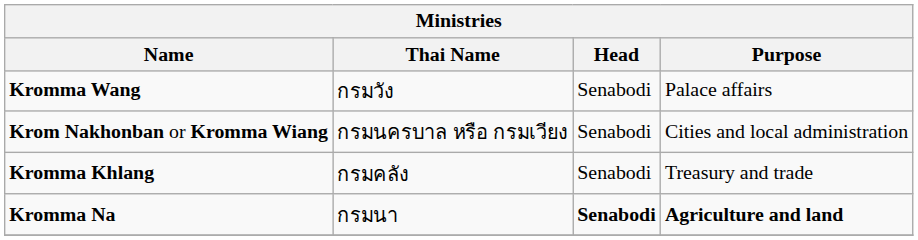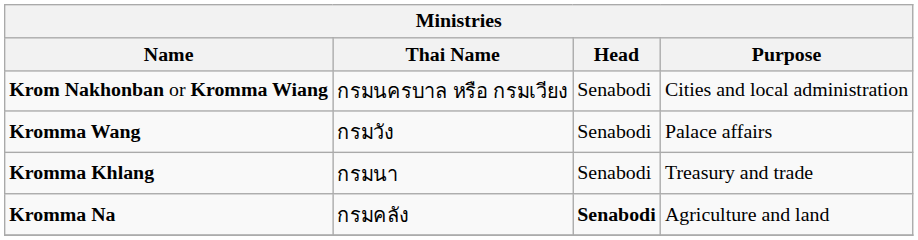rows swapped: (169, 132) <-> (75, 90)
(373, 174) กรมคลัง -> (368, 174) กรมนา
(368, 215) กรมนา -> (373, 215) กรมคลัง
(754, 214) bold -> (747, 214) normal
